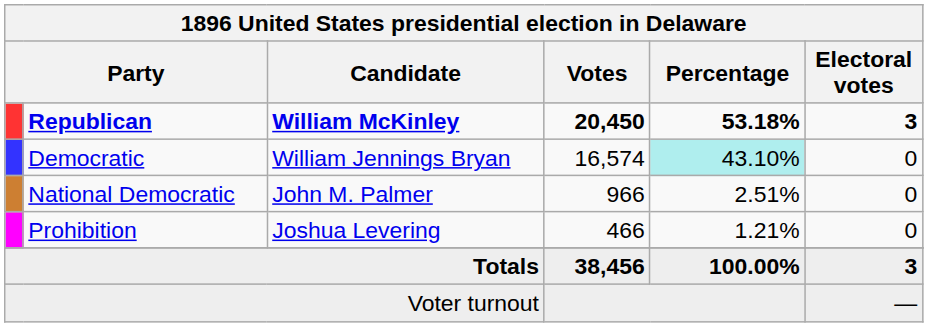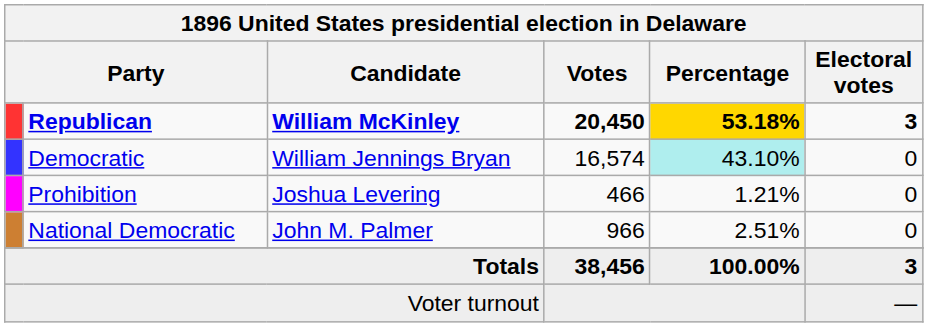(761, 121) no background -> (761, 121) gold background
rows swapped: (132, 194) <-> (83, 230)
